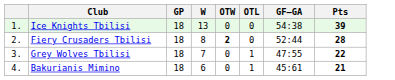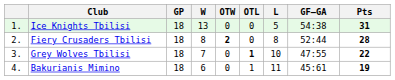+ column: (276, 11)
(340, 26) 39 -> (365, 26) 31
(252, 54) normal -> (252, 54) bold
(340, 68) 21 -> (365, 68) 19
